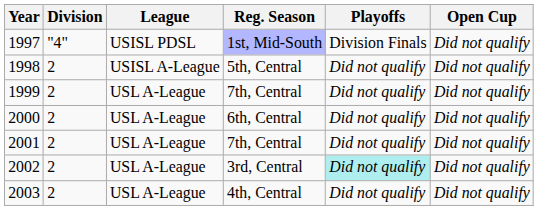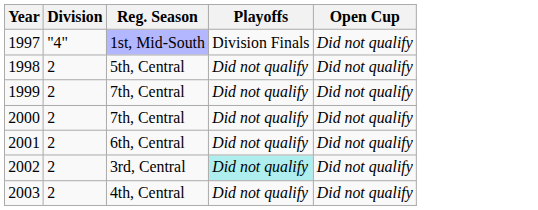- column: (165, 17)
(264, 117) 6th, Central -> (147, 117) 7th, Central
(264, 142) 7th, Central -> (147, 142) 6th, Central
